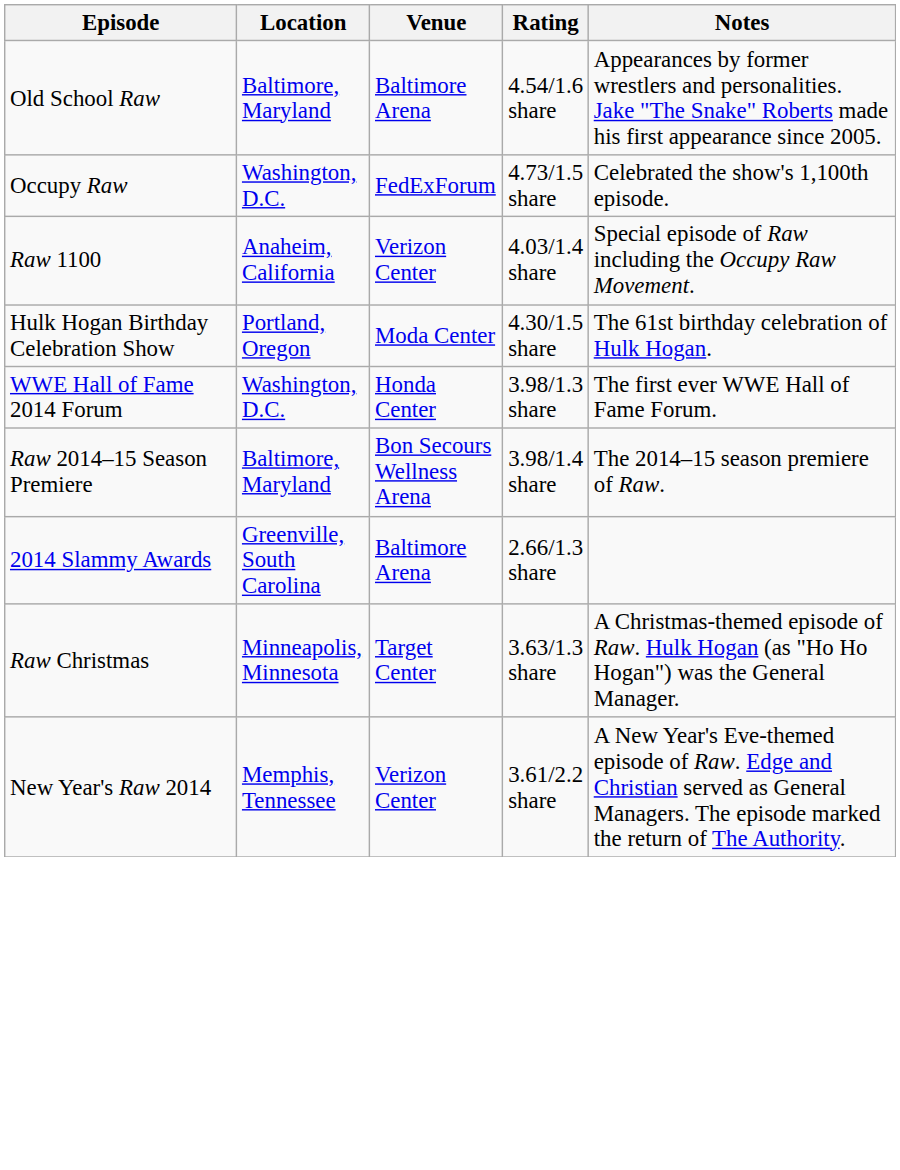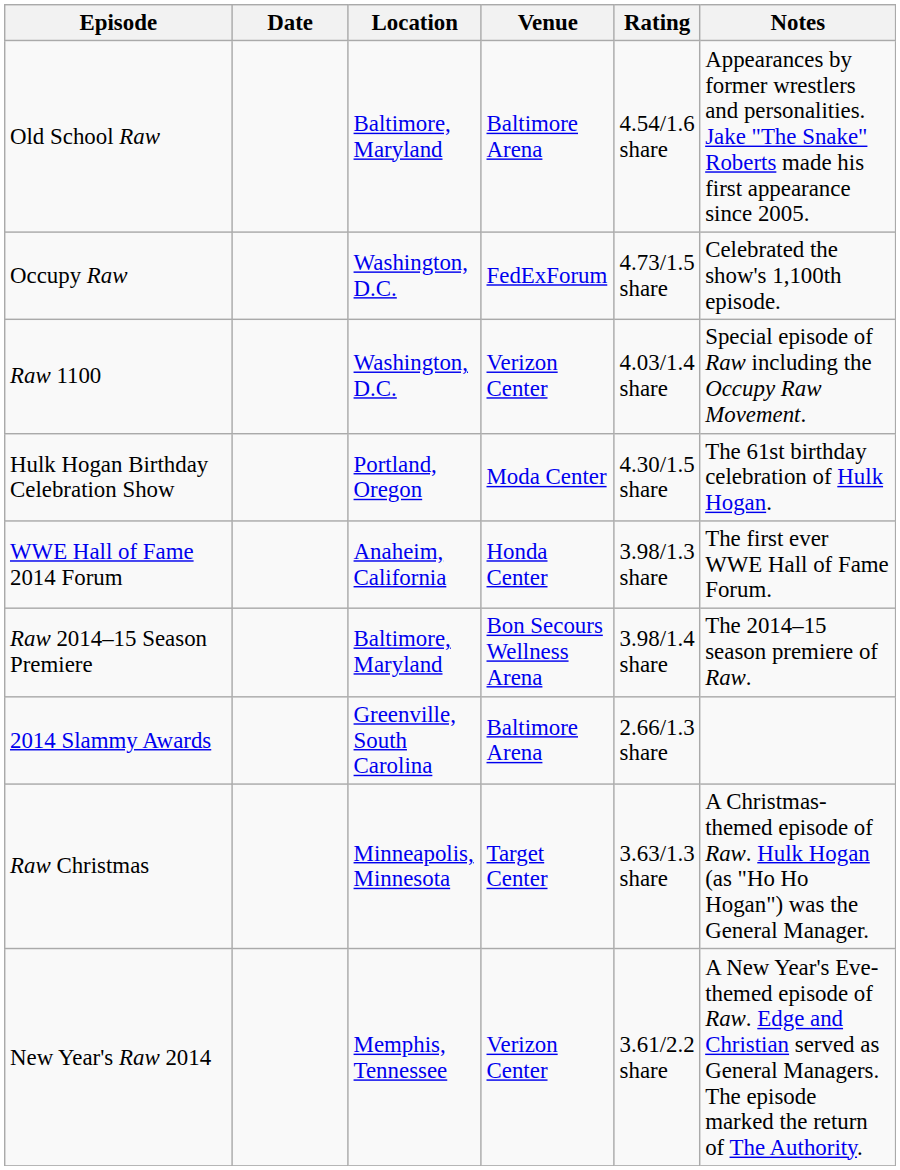+ column: (290, 22)
(288, 260) Anaheim, California -> (411, 376) Washington, D.C.
(299, 397) Washington, D.C. -> (400, 564) Anaheim, California
